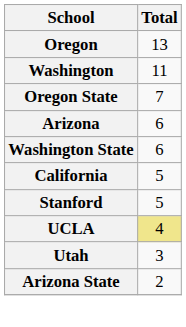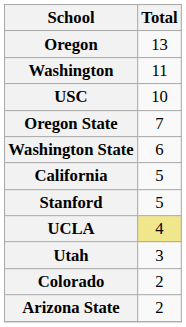+ row: (71, 96)
- row: (71, 123)
+ row: (71, 281)
